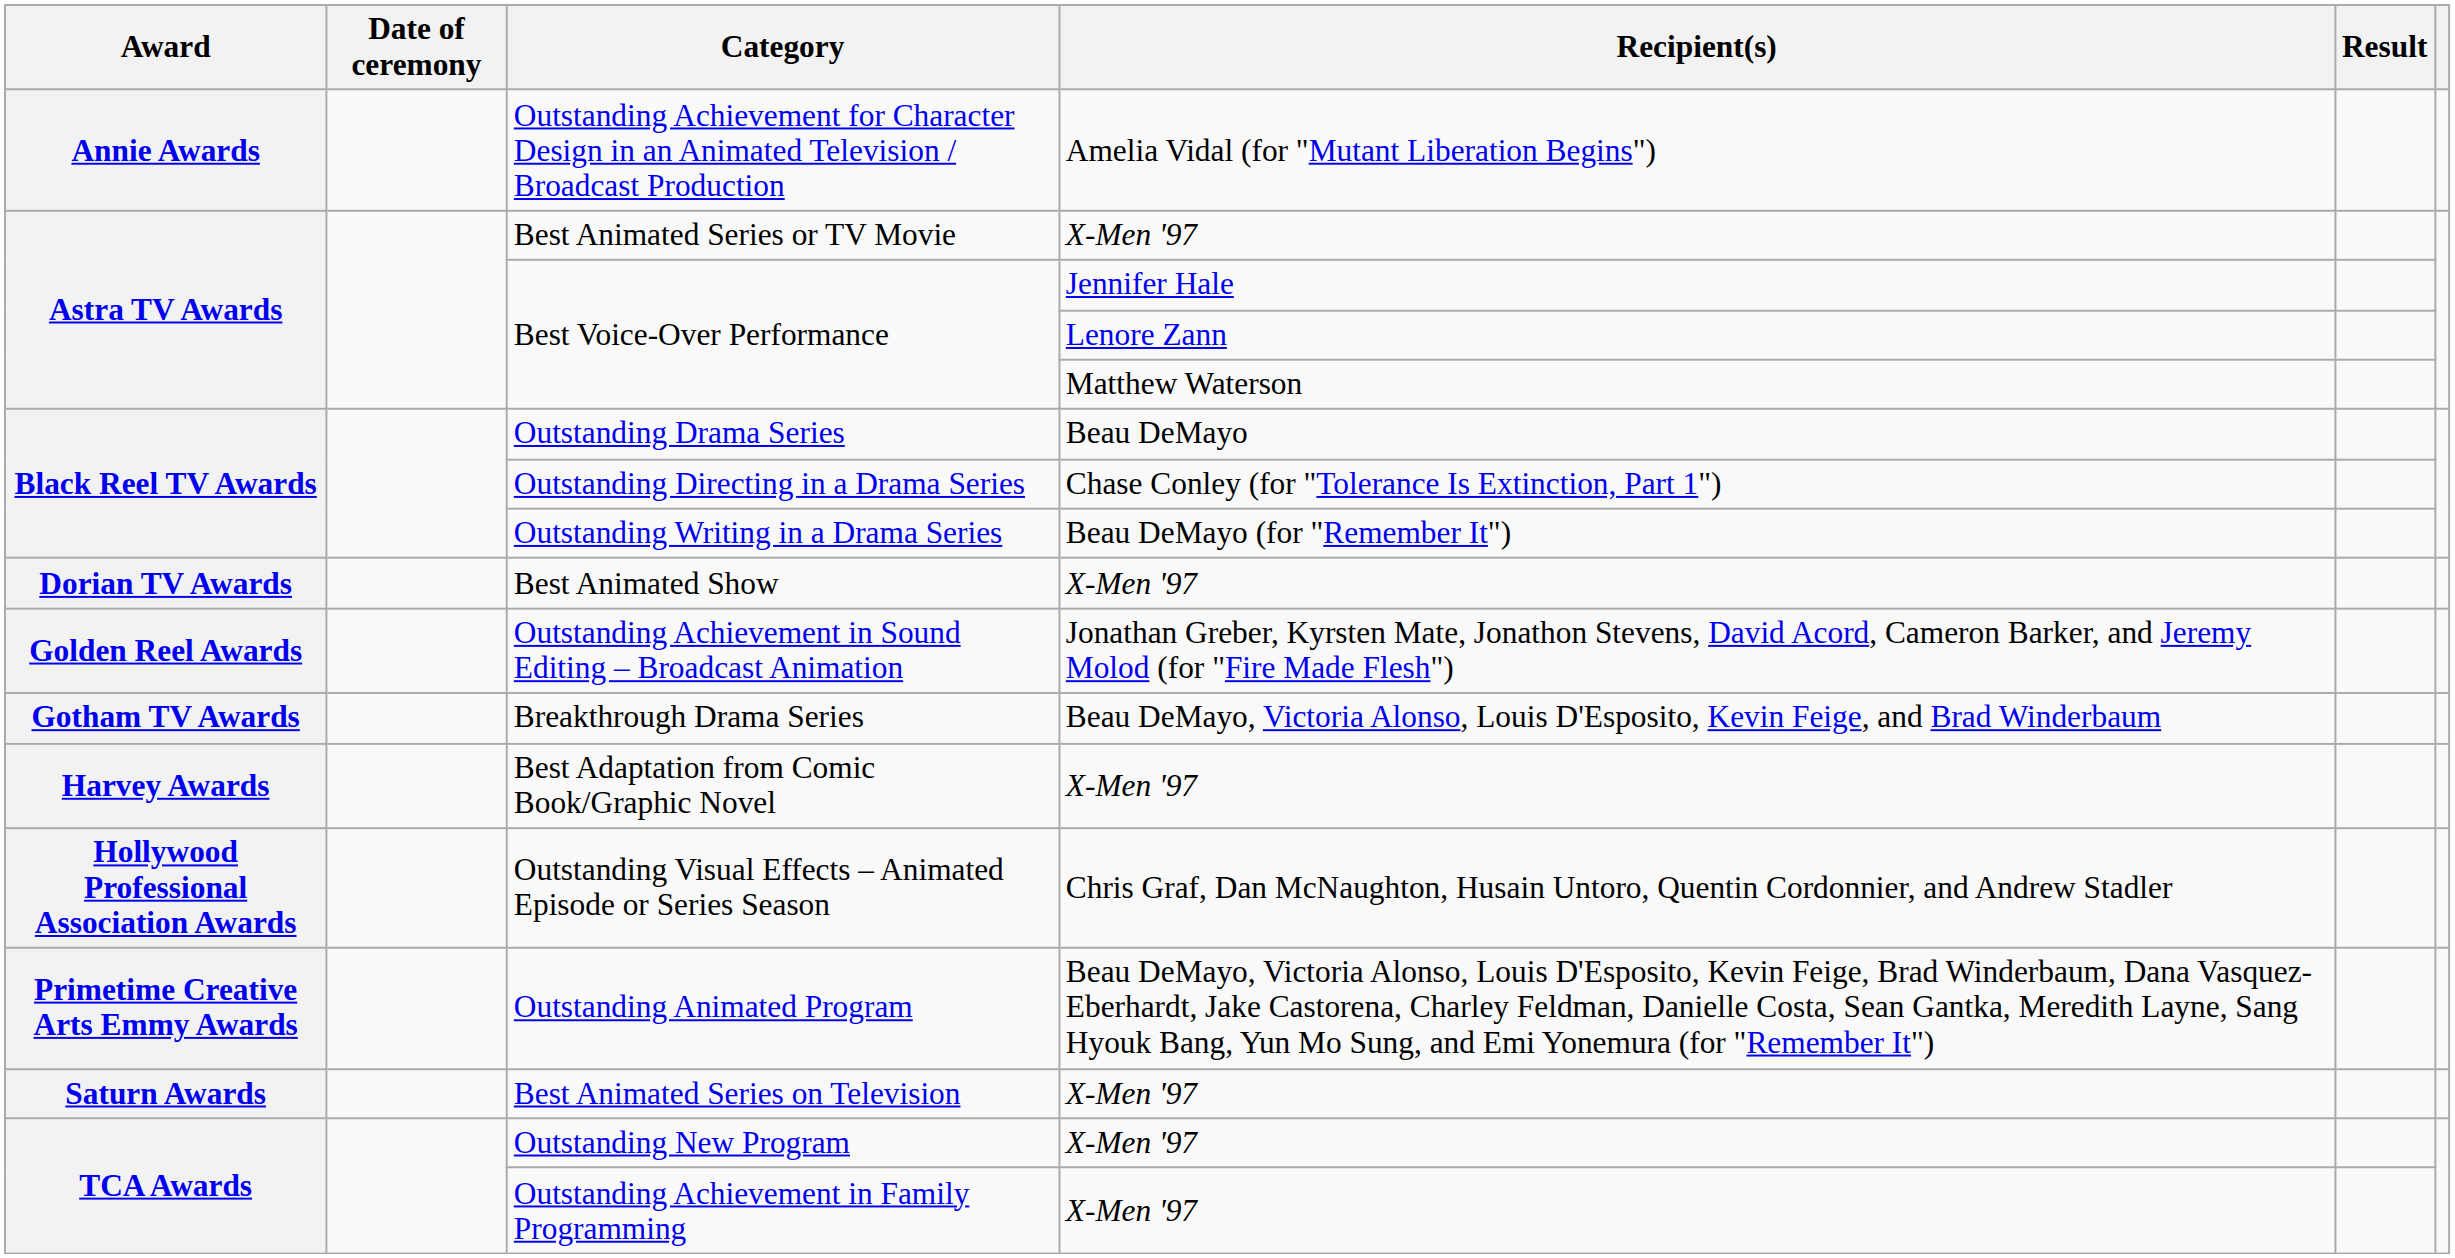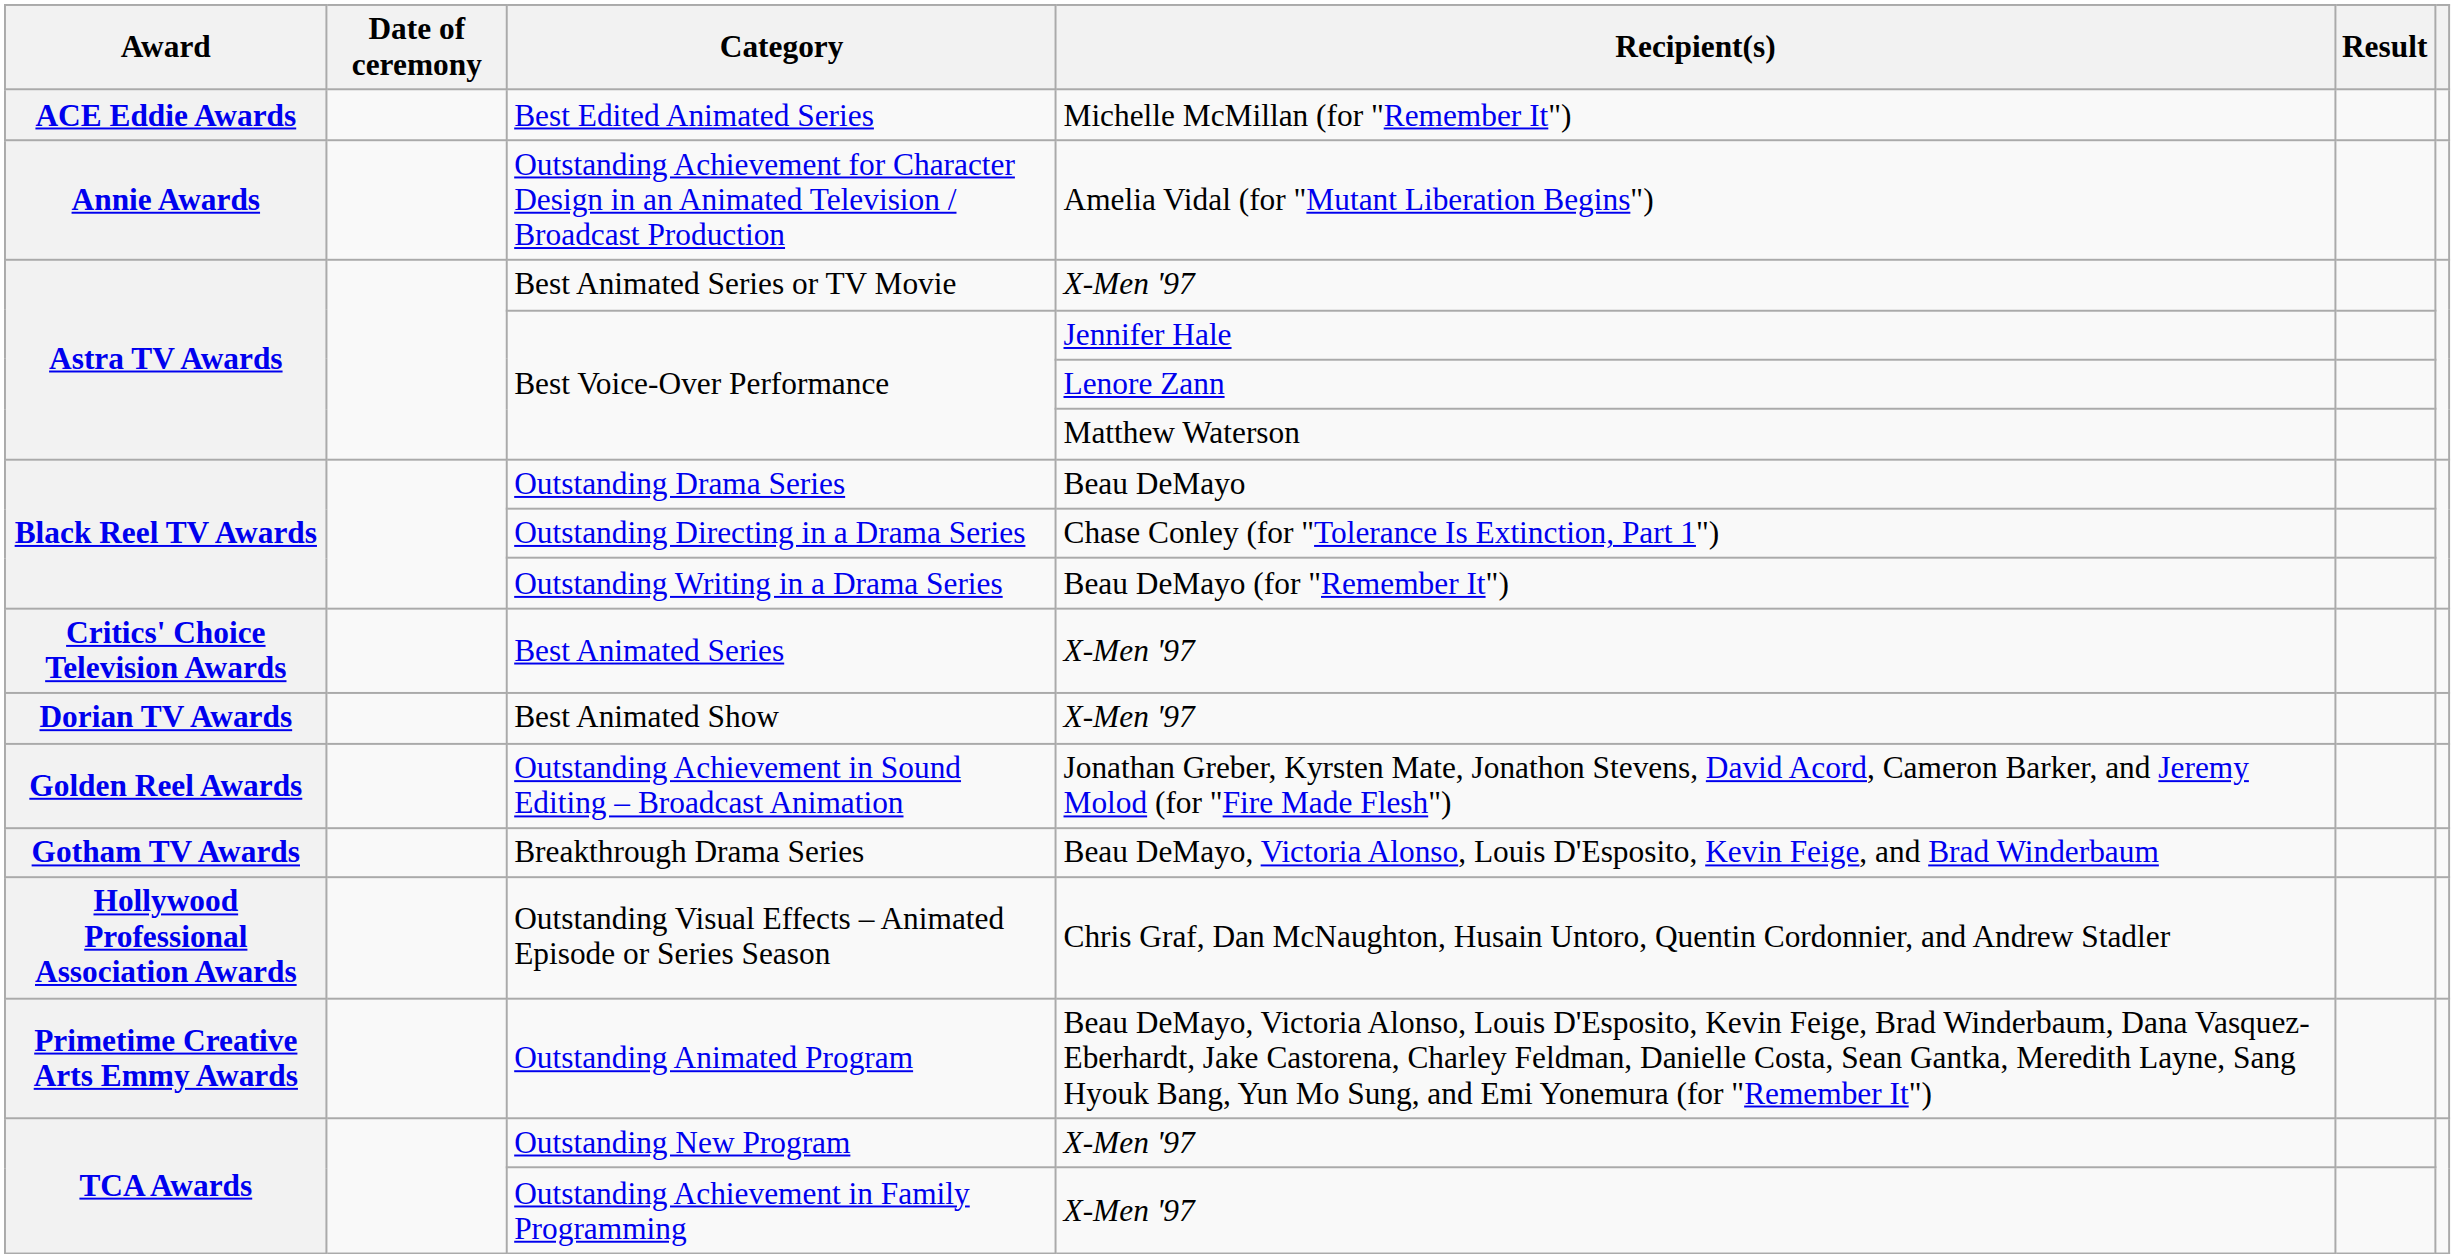+ row: (694, 114)
+ row: (649, 650)
- row: (695, 784)
- row: (737, 1092)
